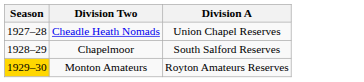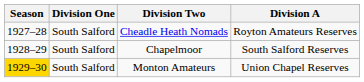+ column: (83, 13)
(227, 31) Union Chapel Reserves -> (295, 31) Royton Amateurs Reserves
(227, 67) Royton Amateurs Reserves -> (295, 67) Union Chapel Reserves
